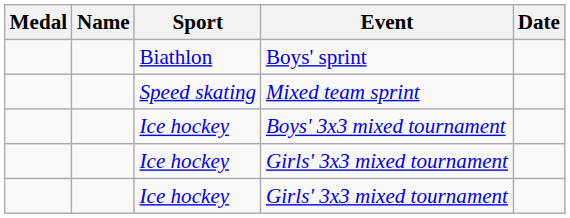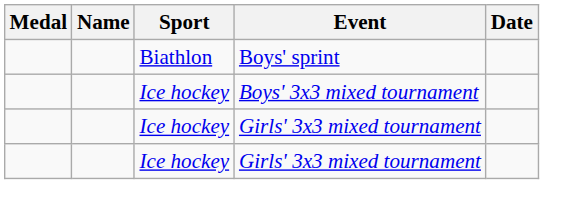- row: (198, 91)
